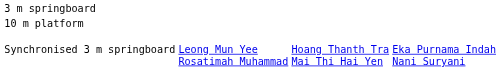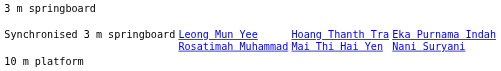rows swapped: (44, 23) <-> (90, 50)
